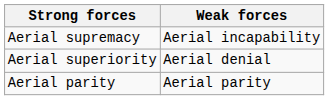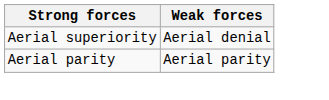- row: (74, 38)
